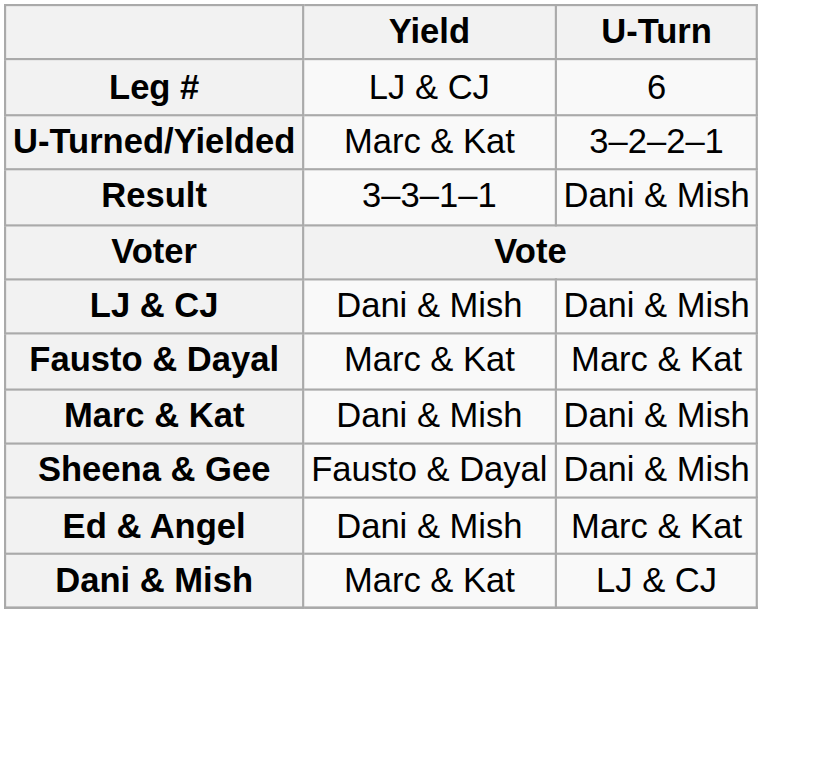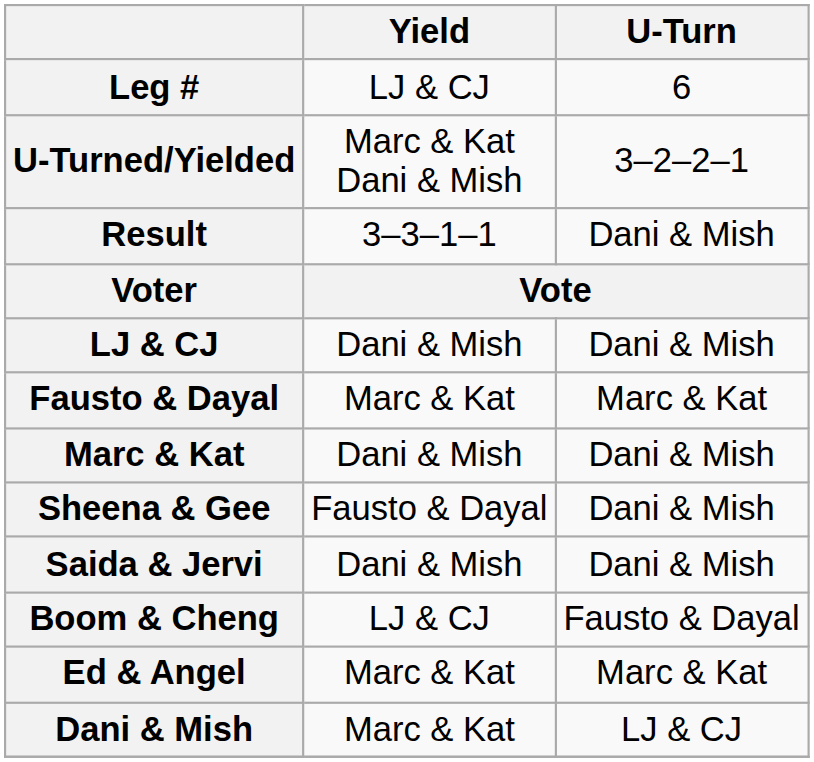(429, 141) Marc & Kat -> (429, 160) Marc & Kat Dani & Mish
+ row: (154, 564)
+ row: (154, 618)
(429, 525) Dani & Mish -> (429, 673) Marc & Kat
